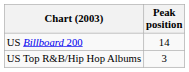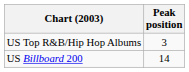rows swapped: (45, 42) <-> (74, 59)
